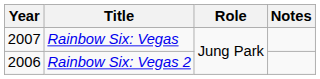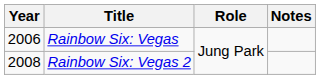(24, 39) 2007 -> (24, 39) 2006
(24, 62) 2006 -> (24, 62) 2008
